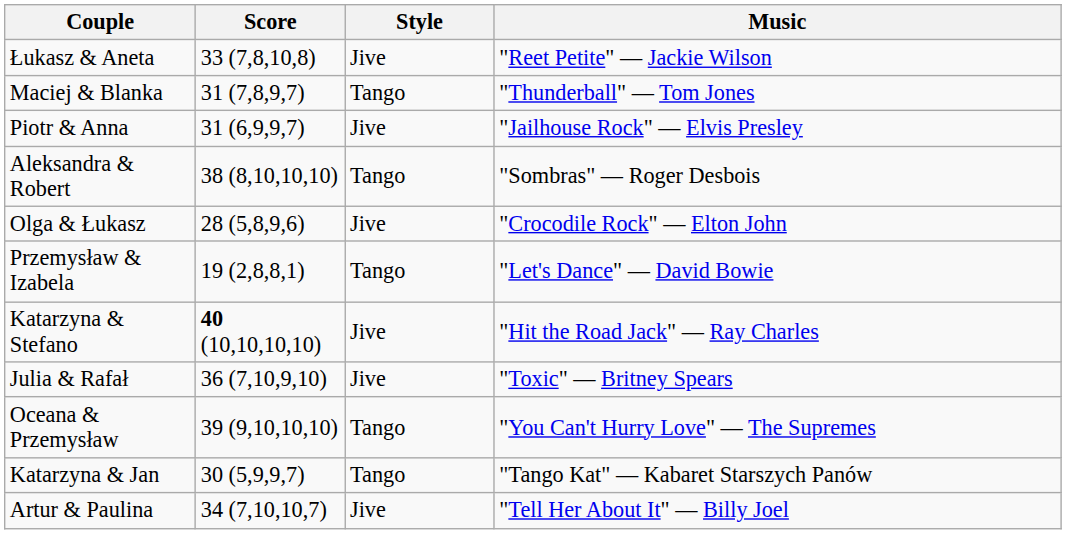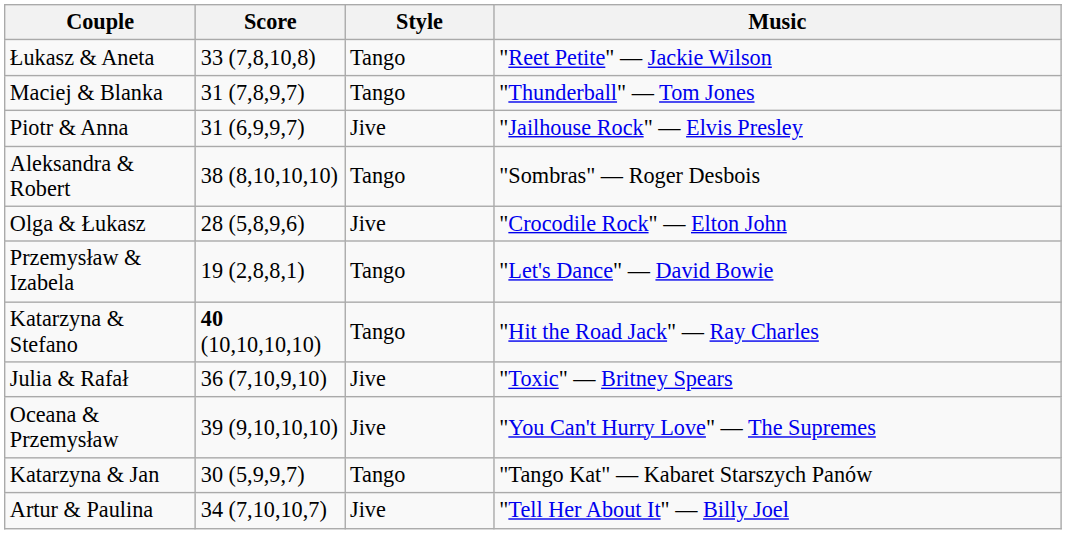(368, 57) Jive -> (378, 57) Tango
(368, 331) Jive -> (378, 331) Tango
(378, 427) Tango -> (368, 427) Jive
